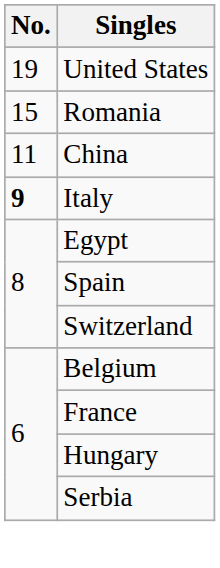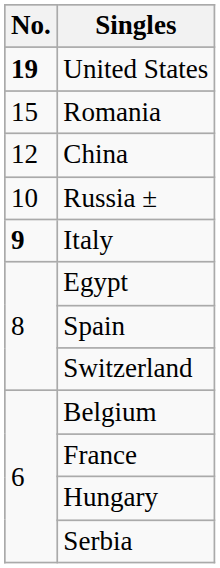(25, 68) normal -> (25, 68) bold
(24, 154) 11 -> (25, 154) 12
+ row: (110, 197)
